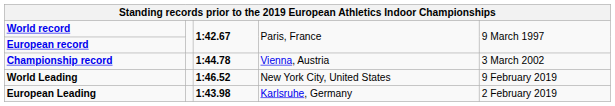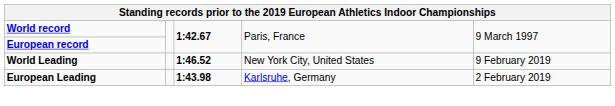- row: (60, 61)
